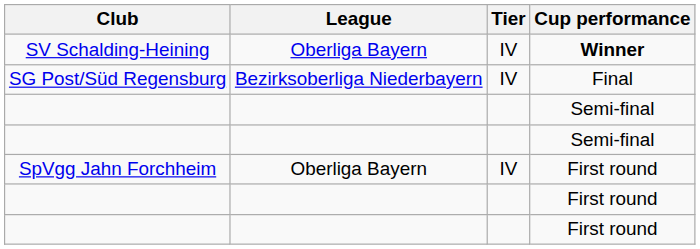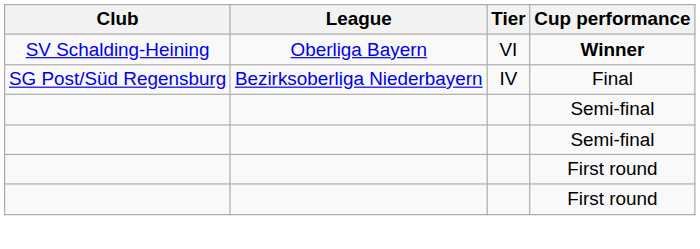(508, 49) IV -> (508, 49) VI
- row: (118, 169)
